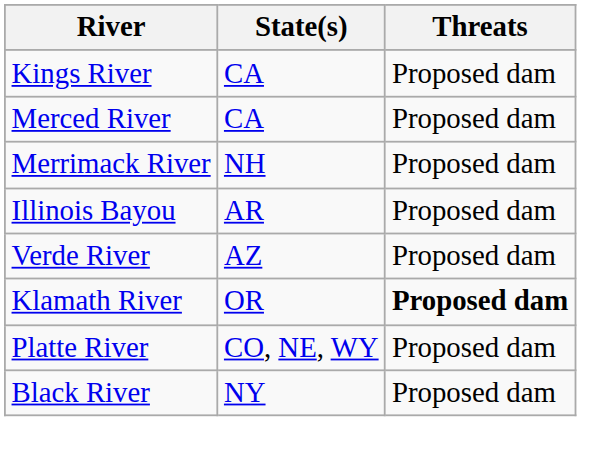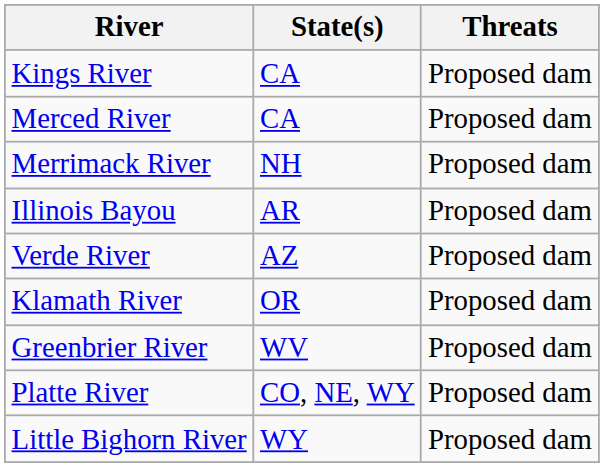(480, 301) bold -> (510, 301) normal
+ row: (109, 347)
+ row: (129, 438)
- row: (81, 392)
